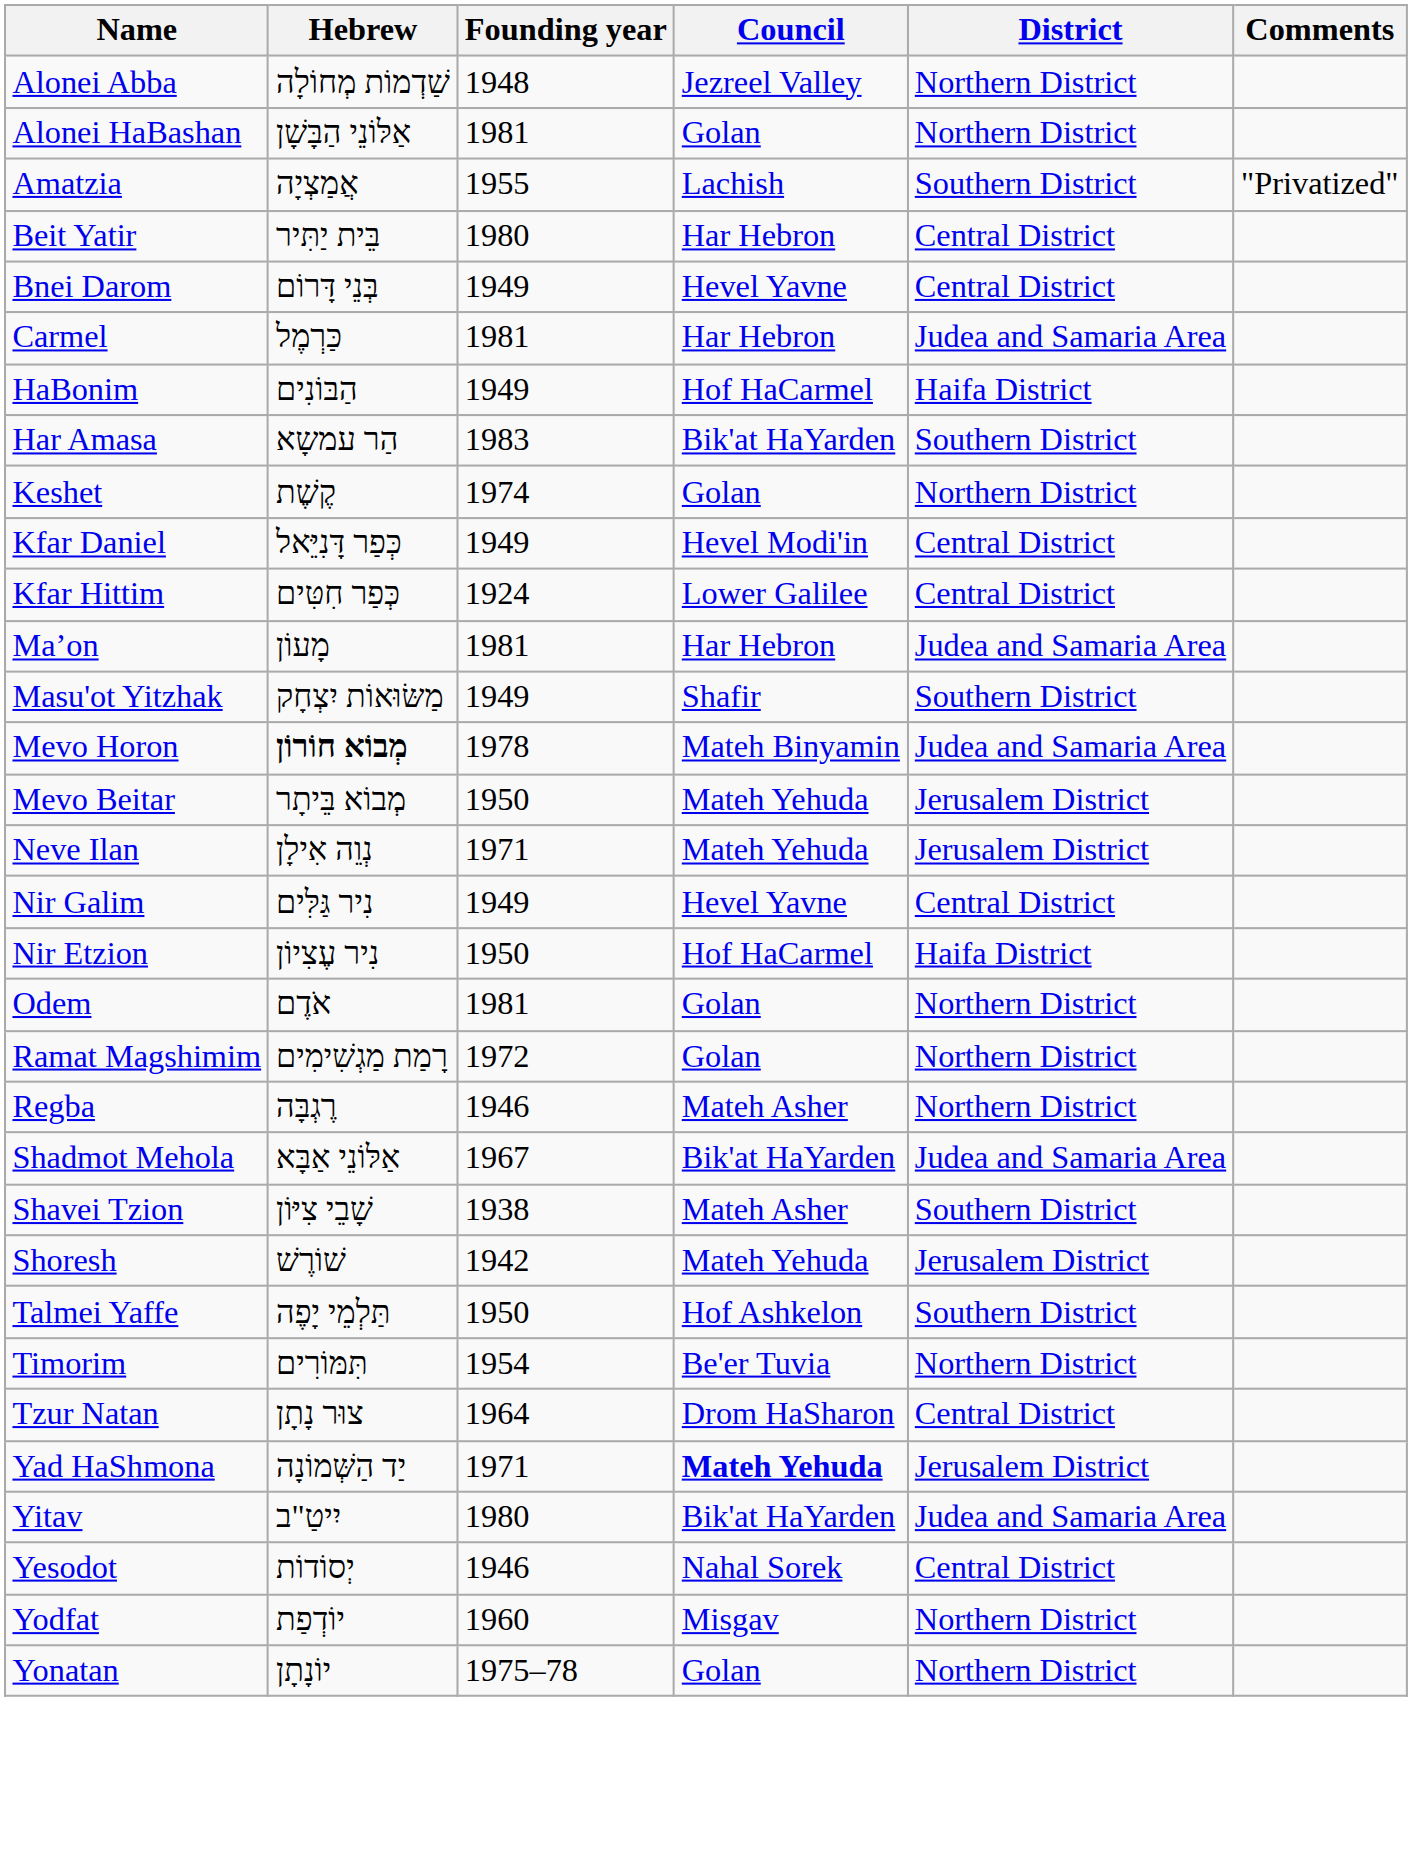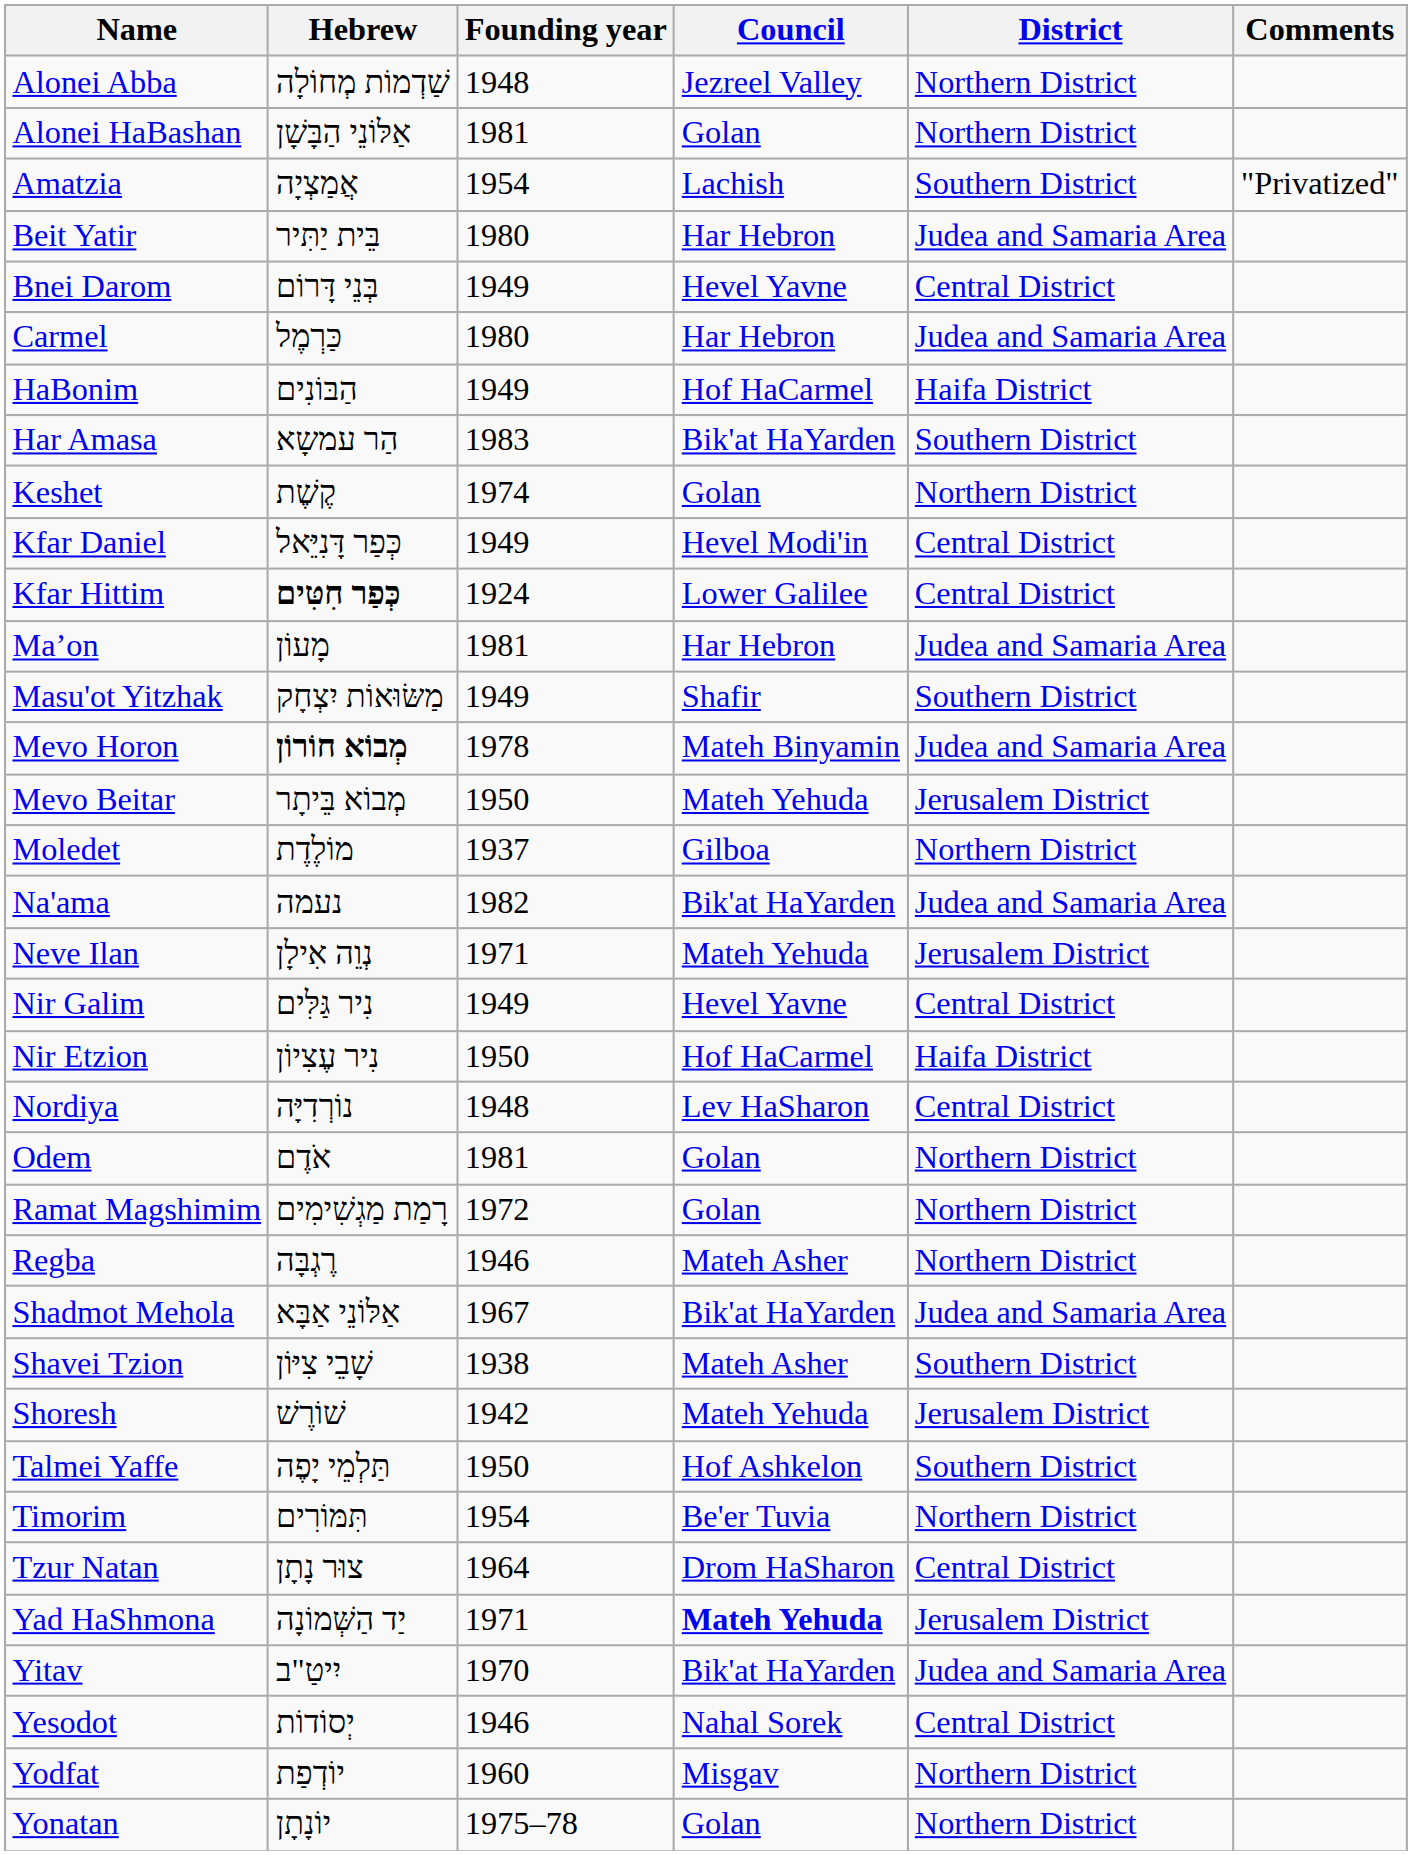(497, 183) 1955 -> (497, 183) 1954
(1015, 235) Central District -> (1070, 235) Judea and Samaria Area
(497, 337) 1981 -> (497, 337) 1980
(338, 593) normal -> (338, 593) bold
+ row: (66, 850)
+ row: (61, 901)
+ row: (65, 1106)
(497, 1516) 1980 -> (497, 1670) 1970
